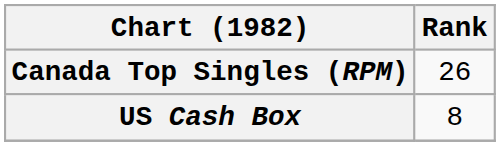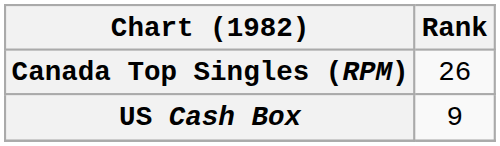(455, 117) 8 -> (455, 117) 9
